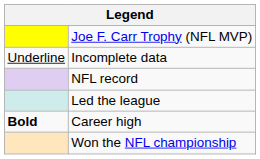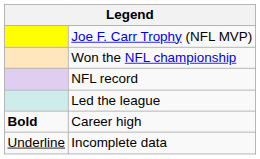rows swapped: (154, 143) <-> (119, 57)
